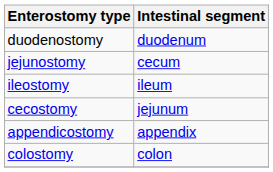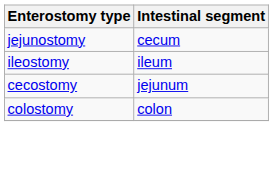- row: (55, 39)
- row: (61, 132)
